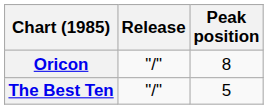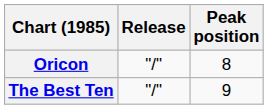(226, 90) 5 -> (226, 90) 9
